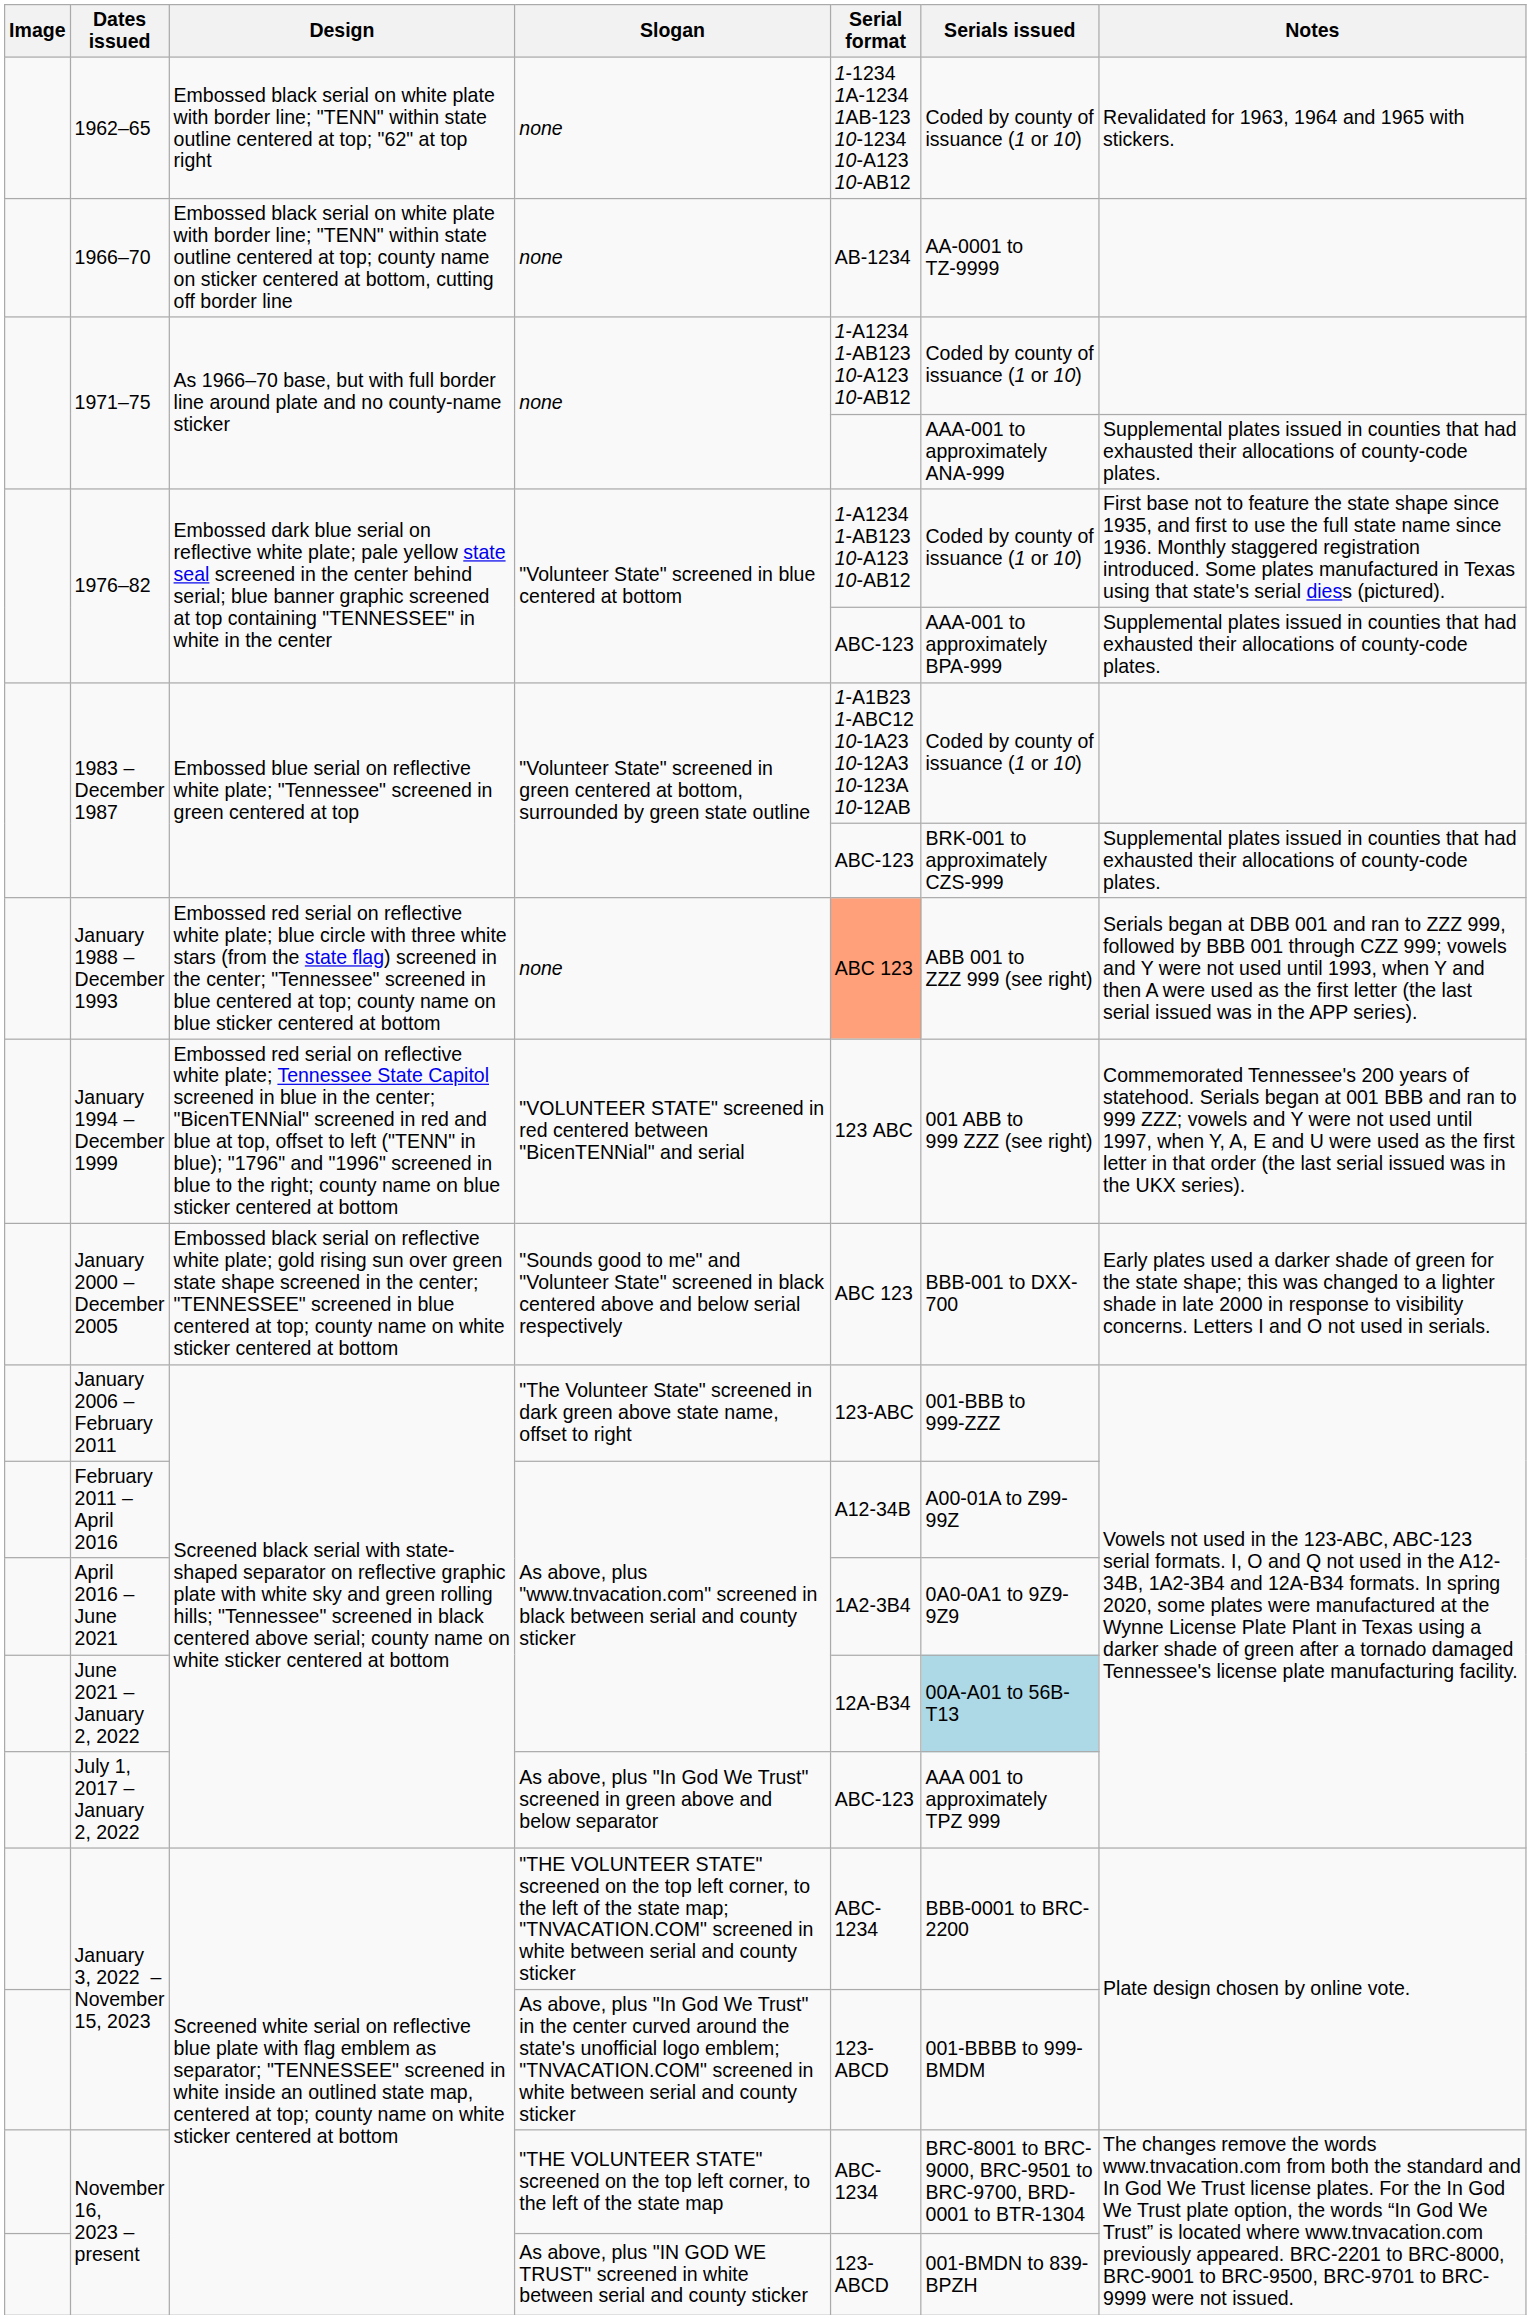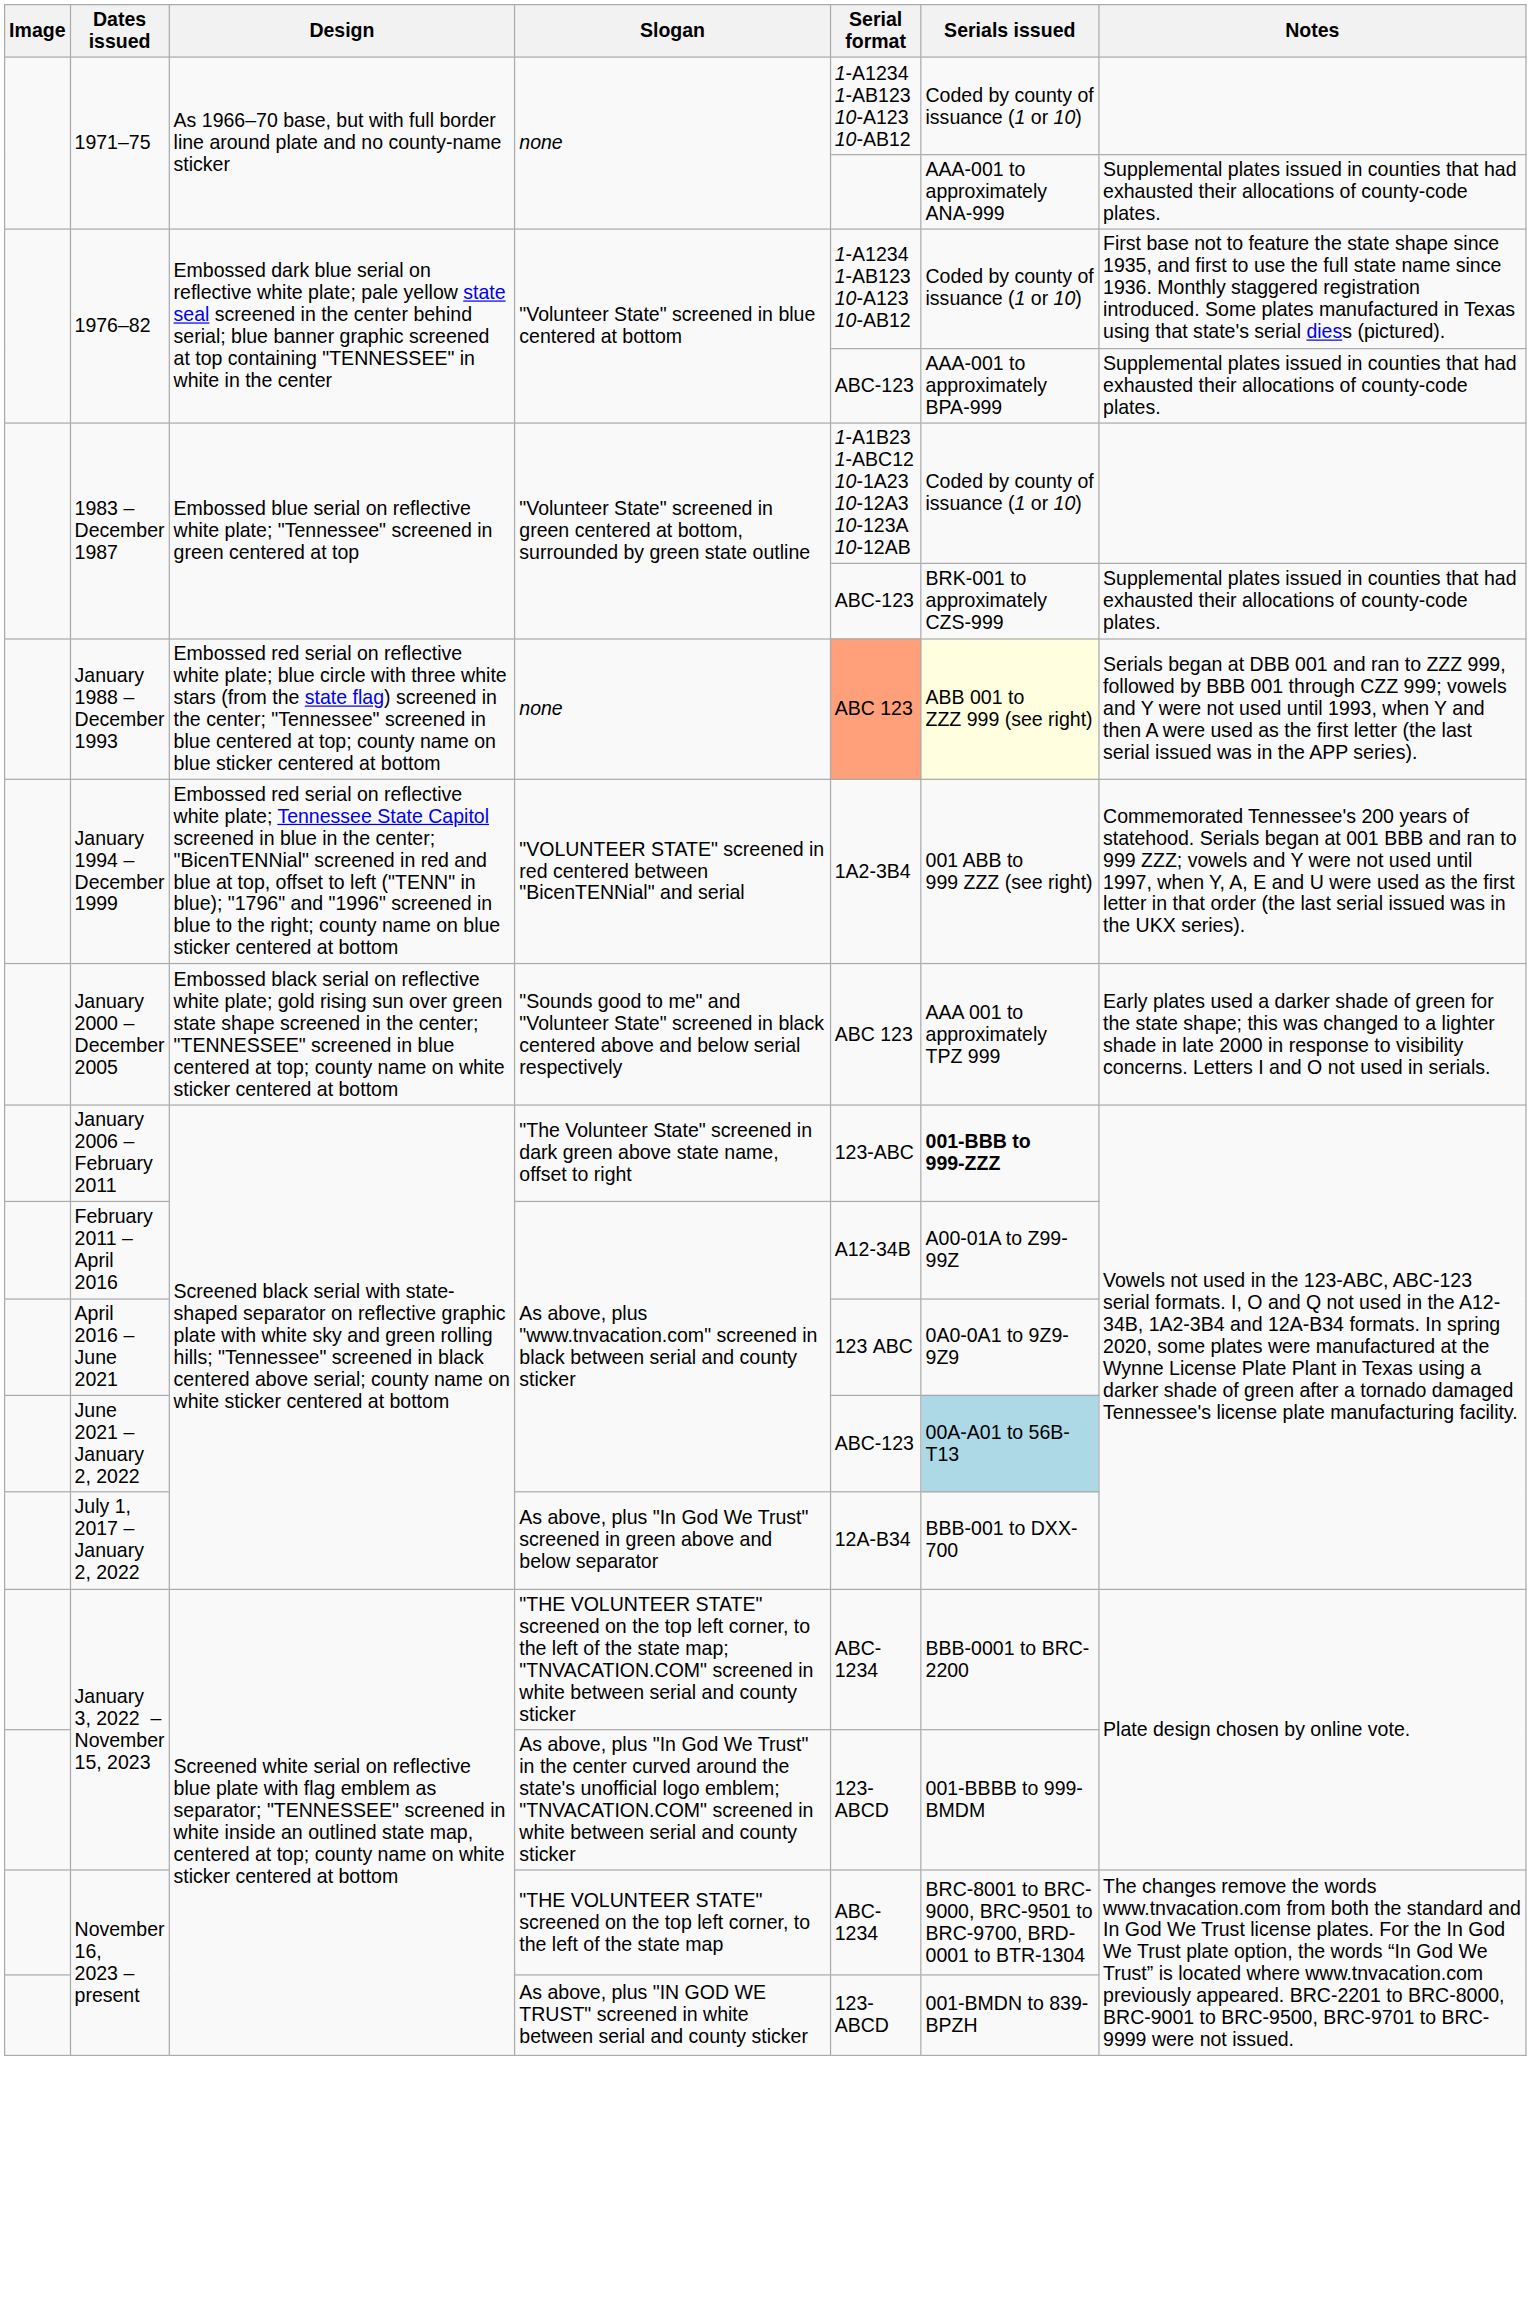- row: (113, 127)
- row: (113, 257)
(1009, 968) no background -> (1009, 708) lightyellow background
(874, 1131) 123 ABC -> (873, 871) 1A2-3B4
(1001, 1293) BBB-001 to DXX-700 -> (986, 1034) AAA 001 to approximately TPZ 999
(975, 1412) normal -> (978, 1153) bold
(873, 1606) 1A2-3B4 -> (874, 1346) 123 ABC
(873, 1703) 12A-B34 -> (874, 1443) ABC-123
(874, 1799) ABC-123 -> (873, 1540) 12A-B34
(986, 1799) AAA 001 to approximately TPZ 999 -> (1001, 1540) BBB-001 to DXX-700
